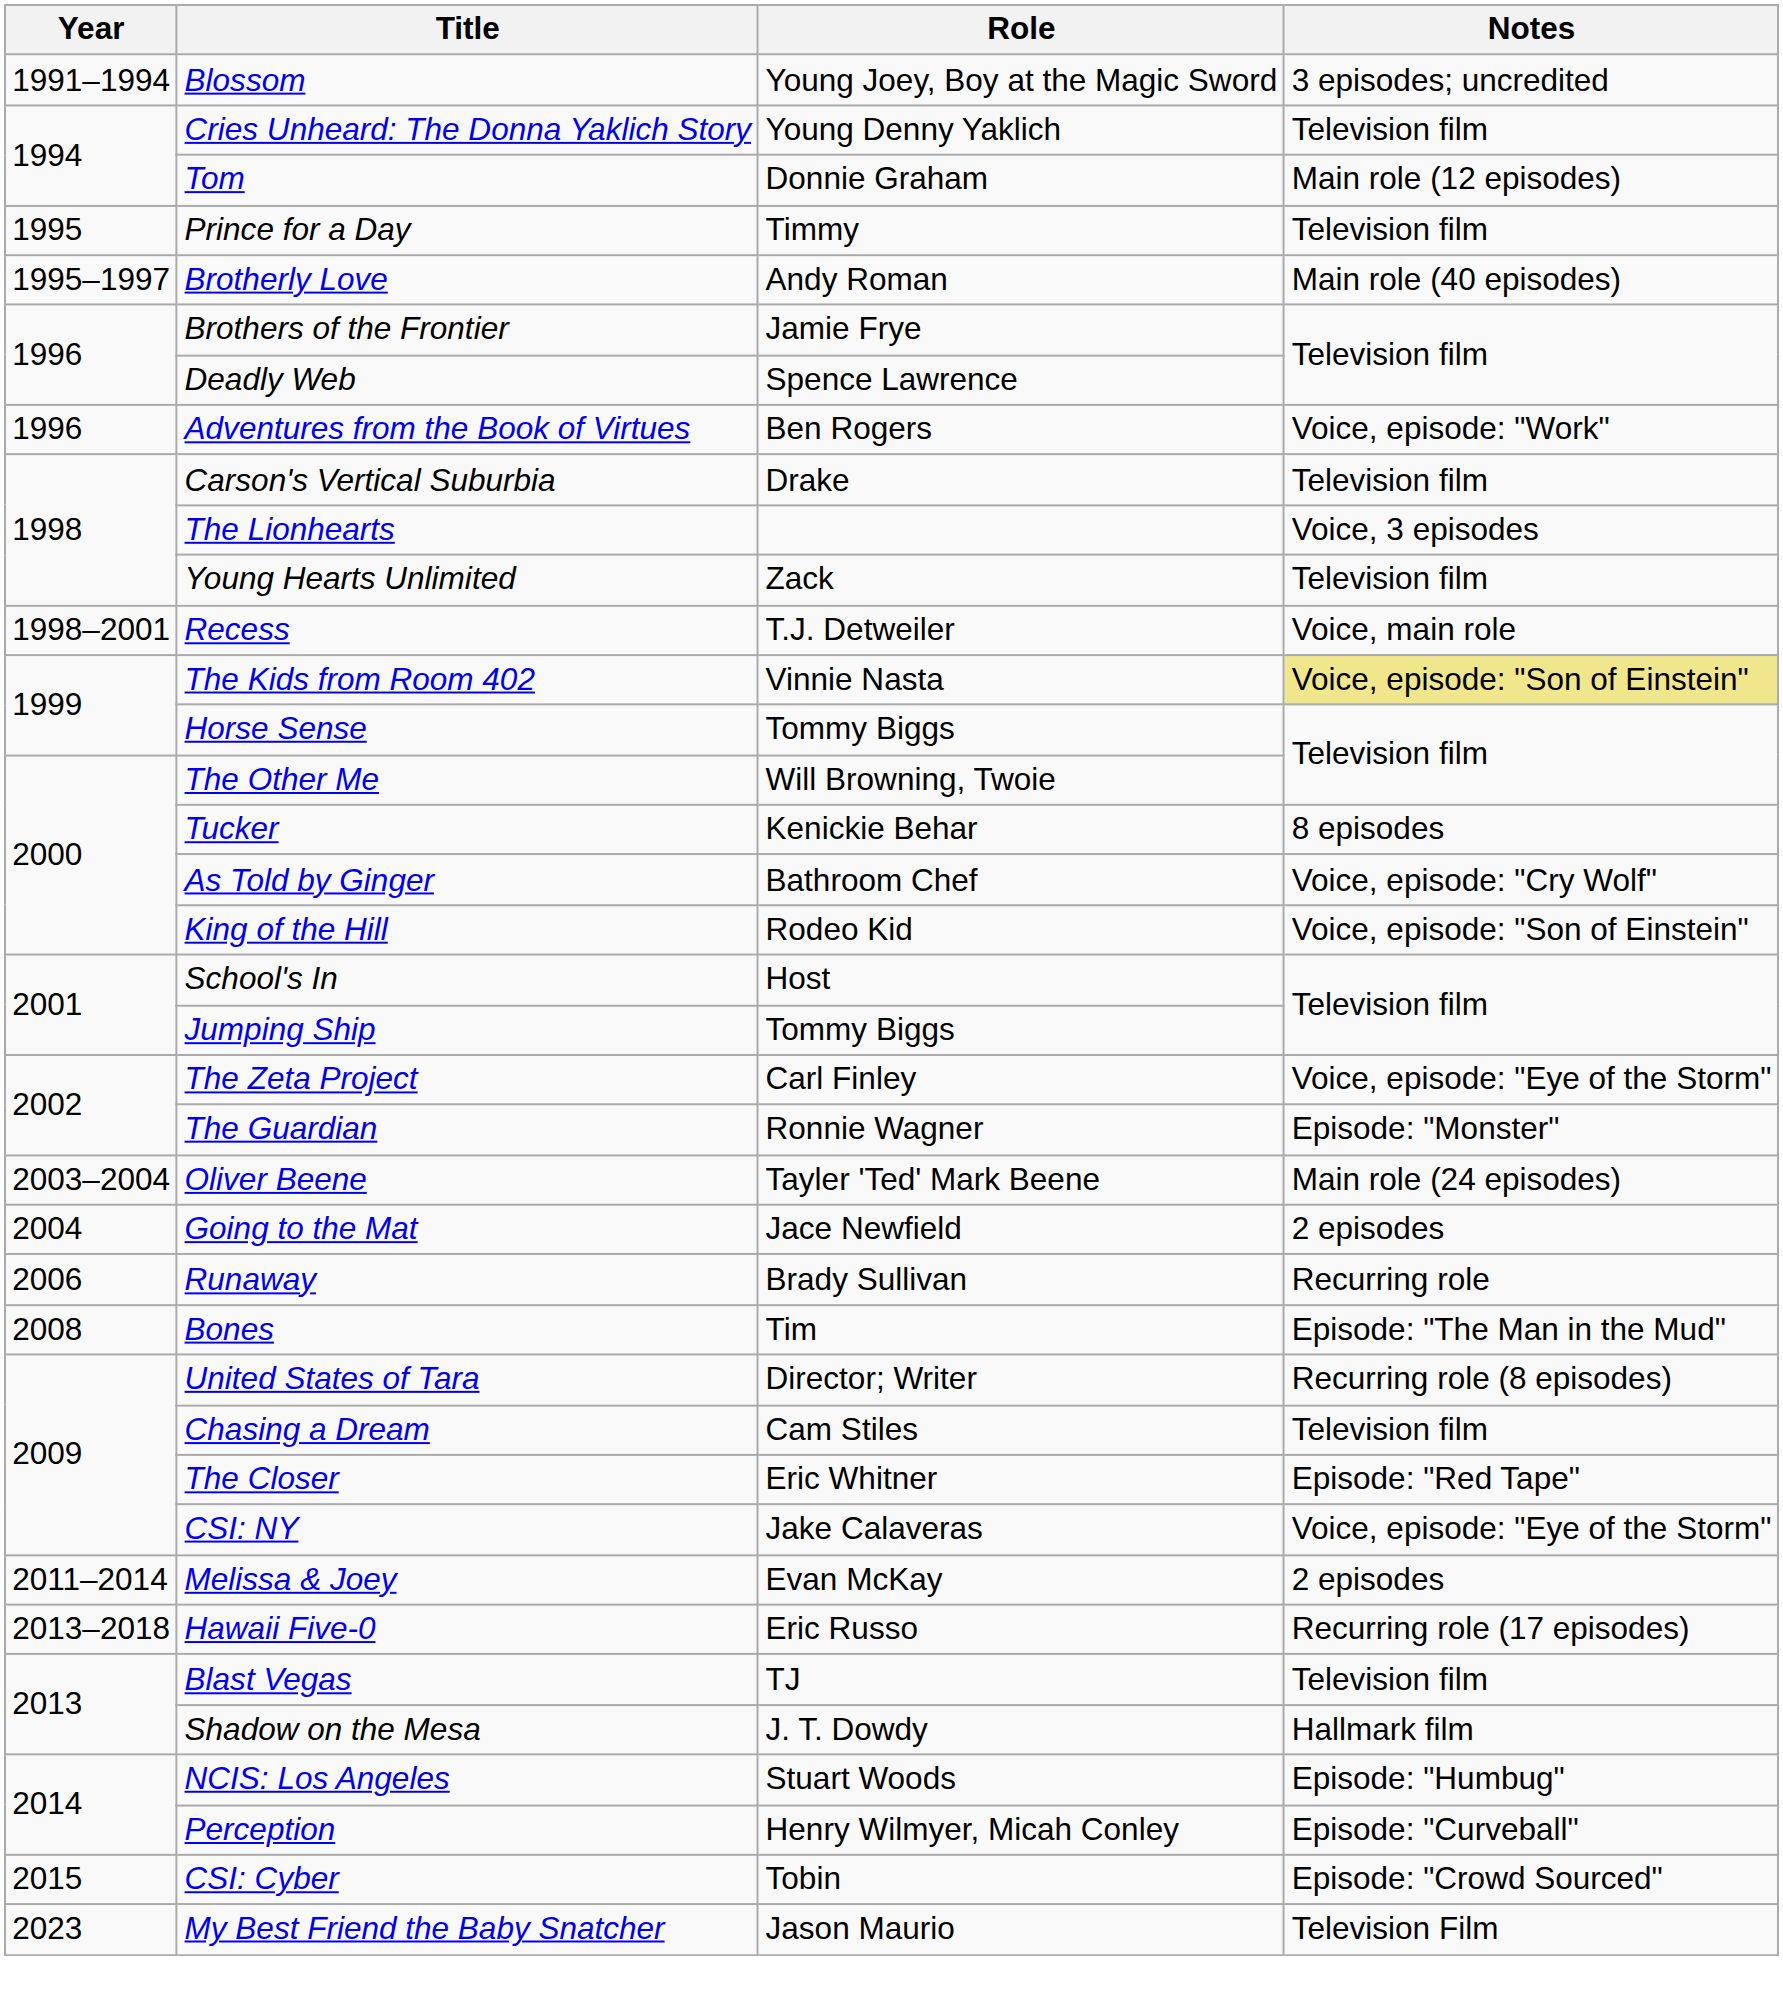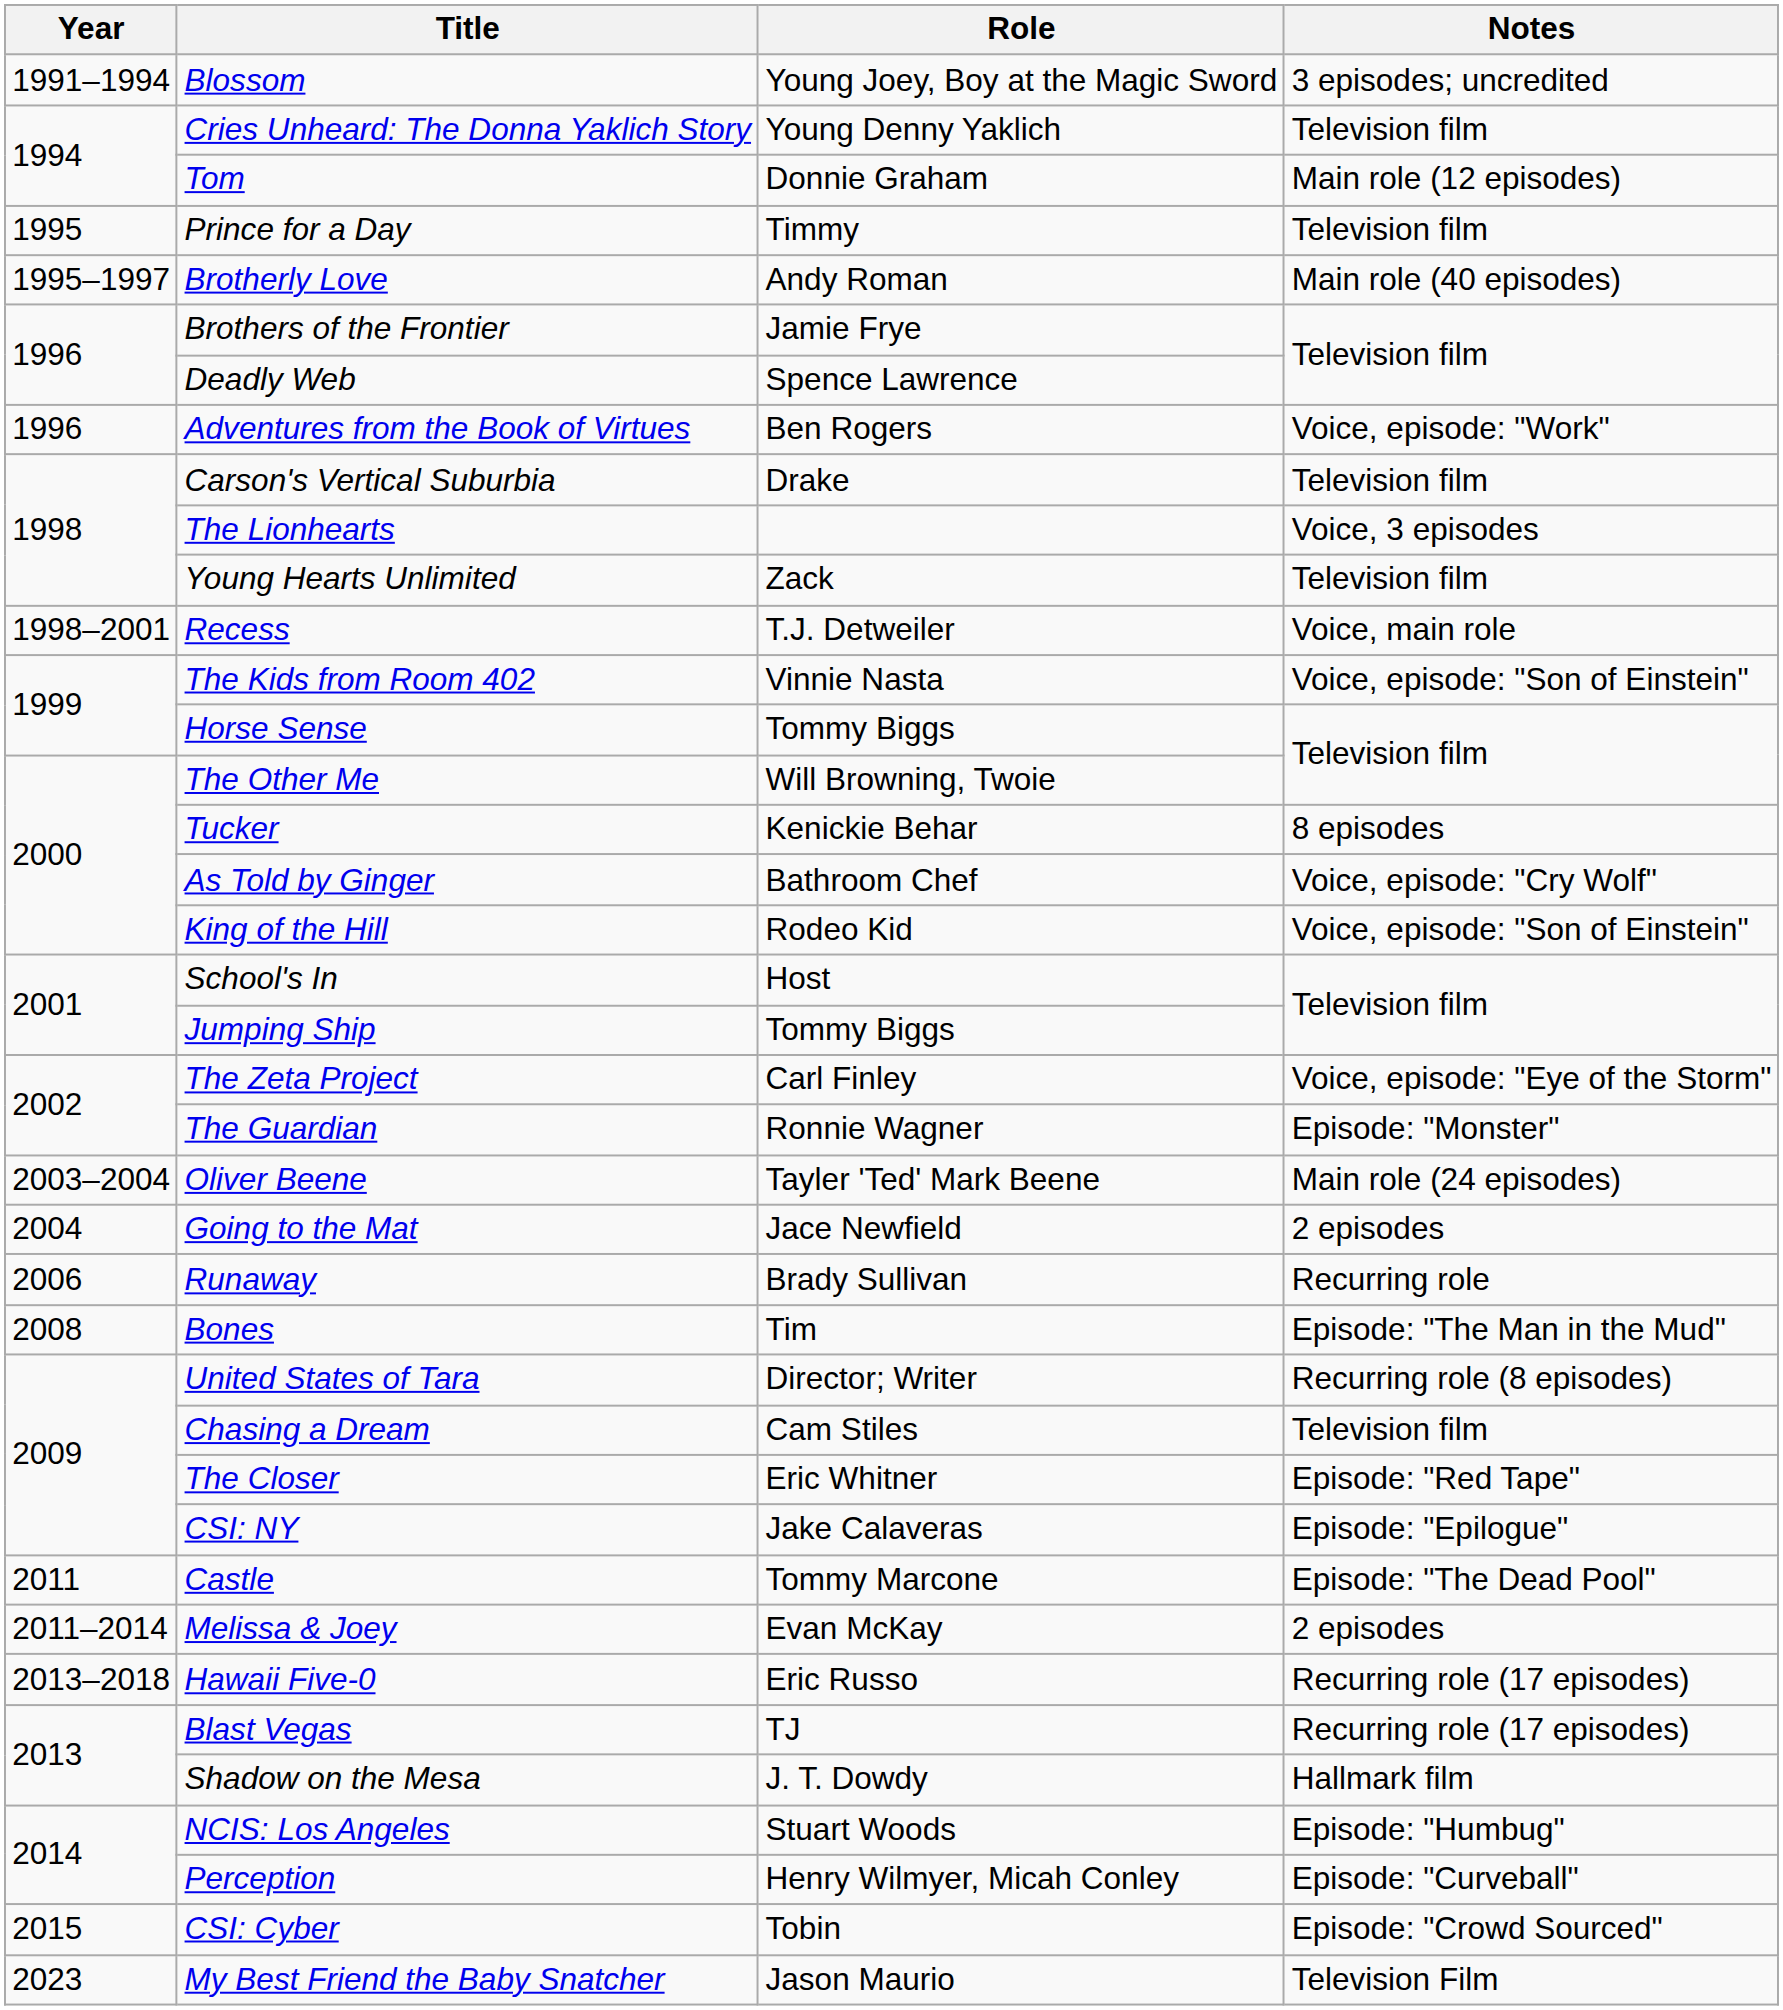(1520, 679) khaki background -> (1520, 679) no background
(1532, 1529) Voice, episode: "Eye of the Storm" -> (1430, 1529) Episode: "Epilogue"
+ row: (229, 1579)
(1390, 1679) Television film -> (1491, 1729) Recurring role (17 episodes)
